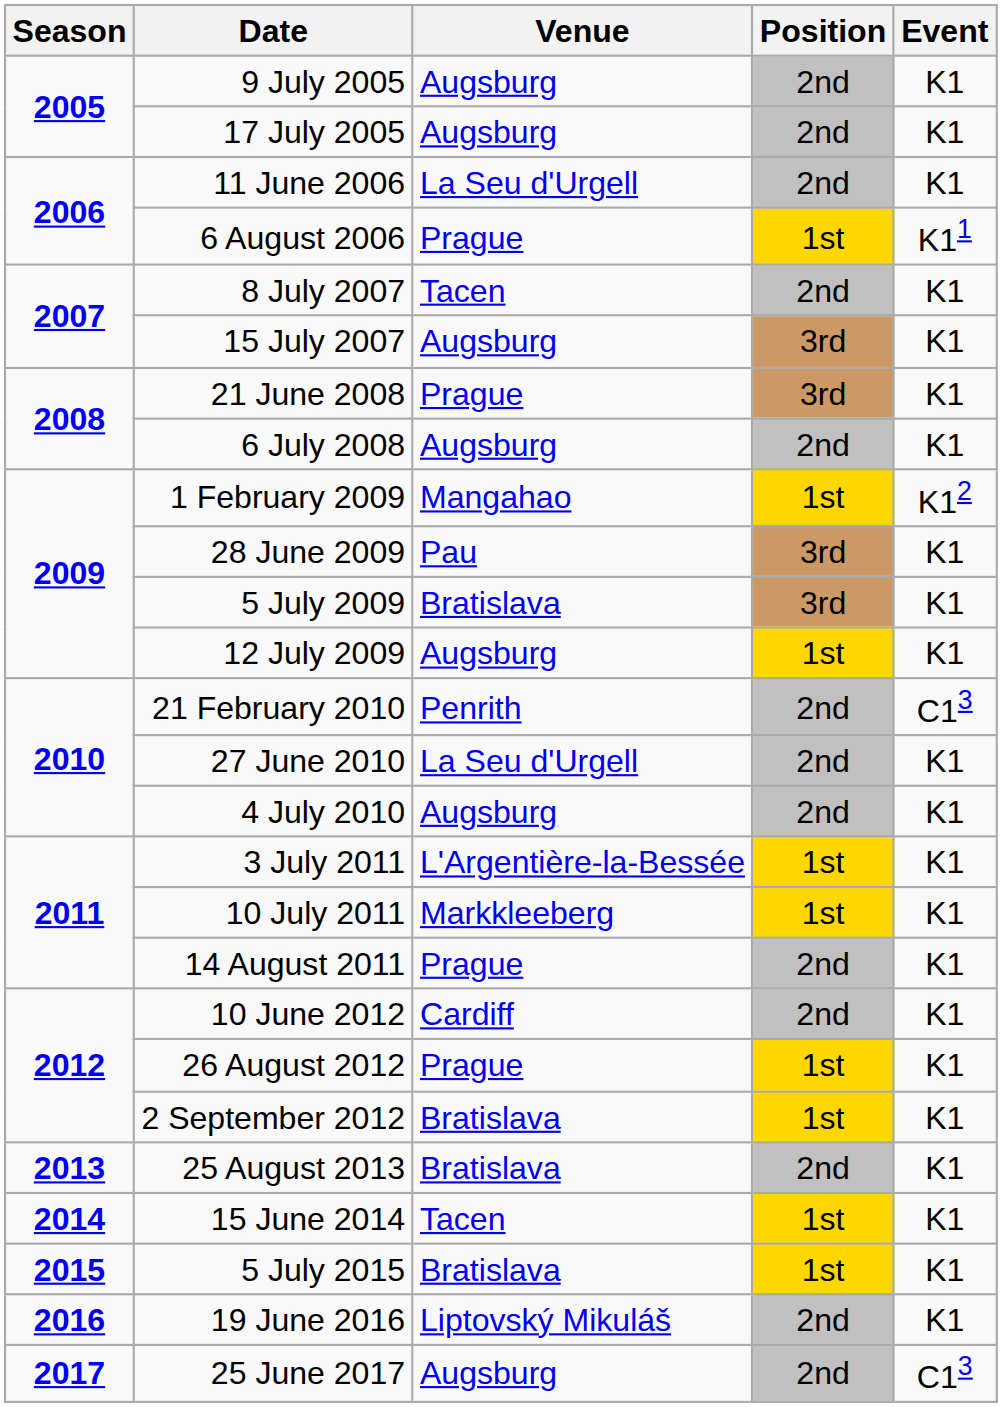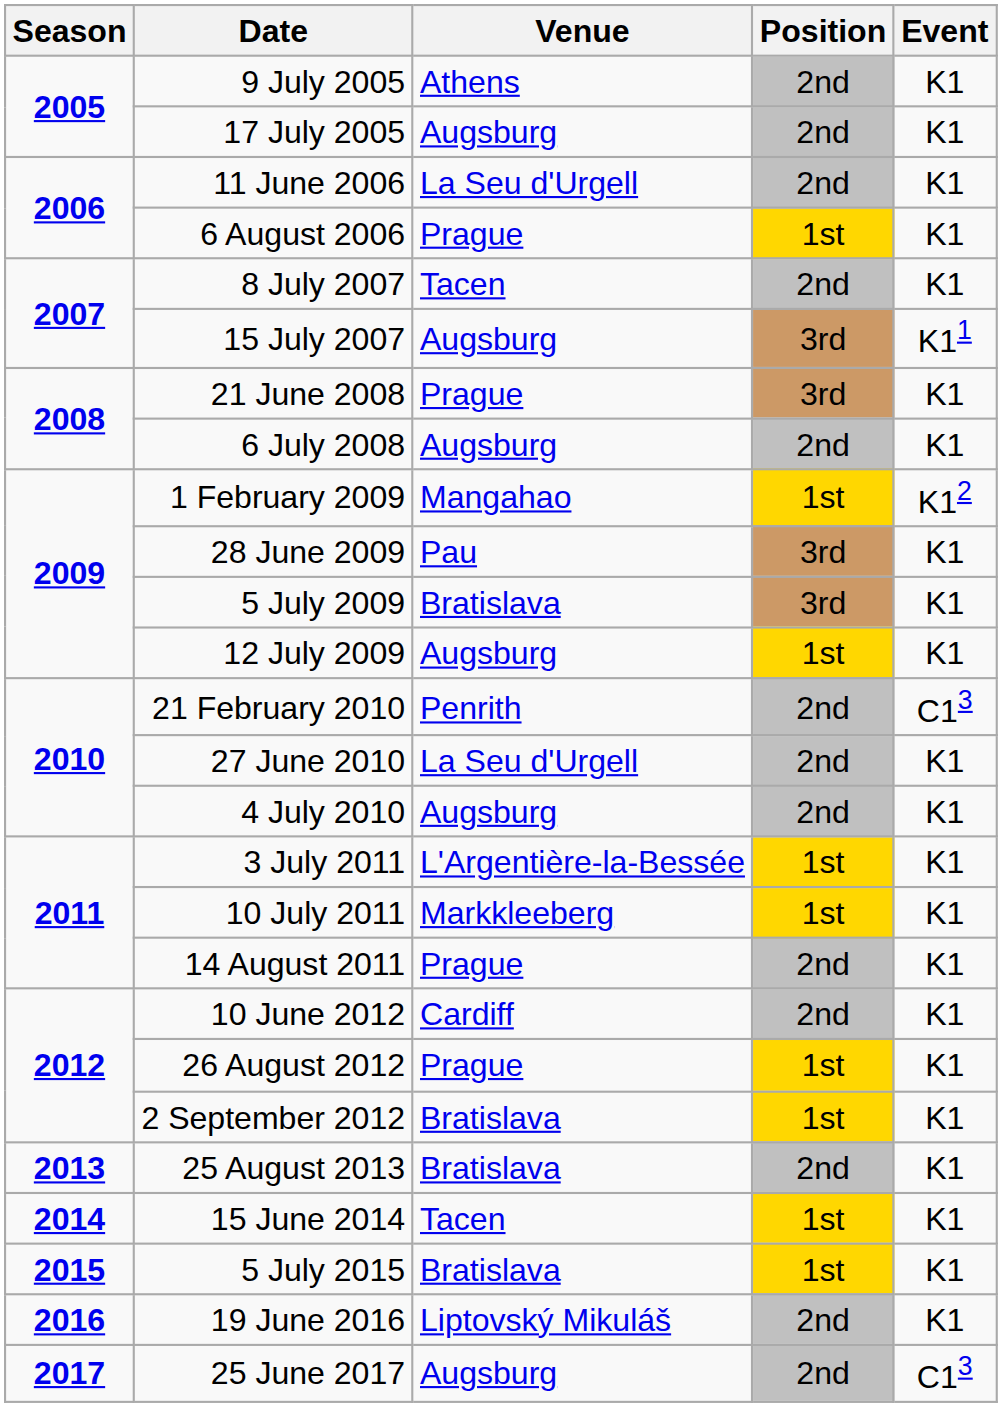(489, 81) Augsburg -> (470, 81) Athens
(945, 237) K11 -> (945, 234) K1
(945, 342) K1 -> (945, 338) K11
